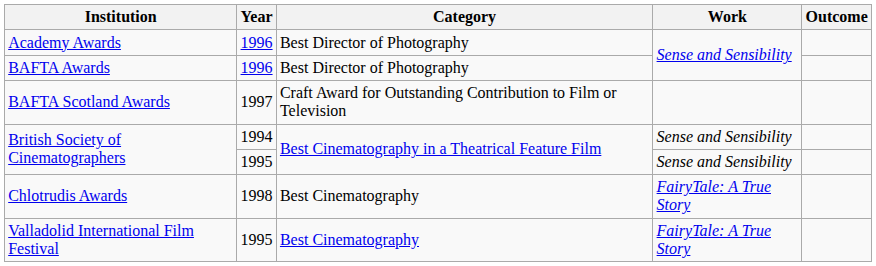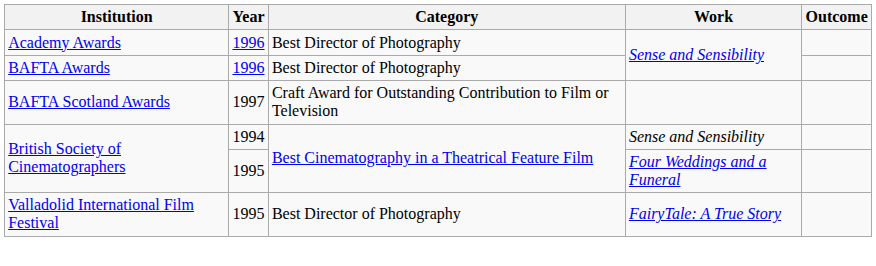(724, 162) Sense and Sensibility -> (698, 171) Four Weddings and a Funeral
- row: (68, 196)
(349, 239) Best Cinematography -> (366, 214) Best Director of Photography
